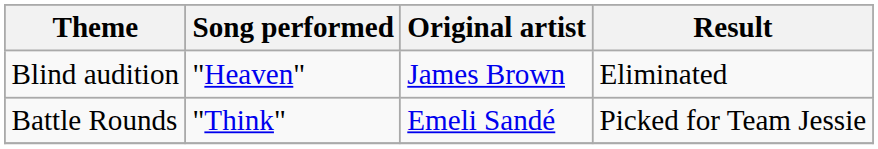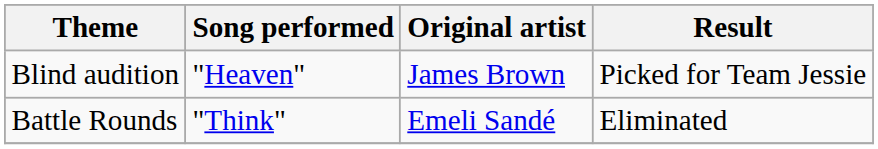(663, 73) Eliminated -> (733, 73) Picked for Team Jessie
(733, 119) Picked for Team Jessie -> (663, 119) Eliminated
